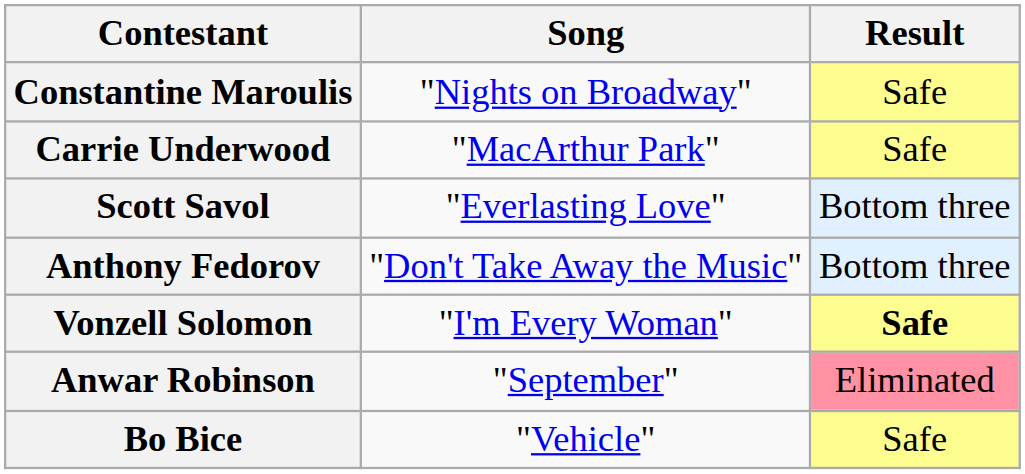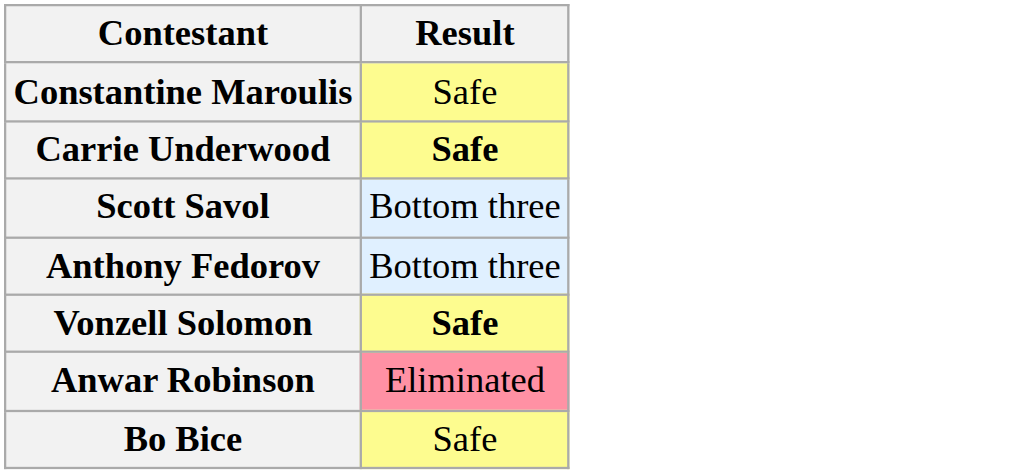- column: (586, 33)
(915, 149) normal -> (465, 149) bold
